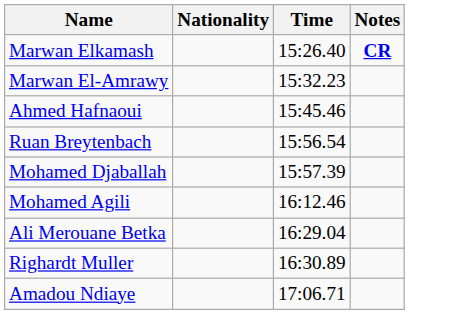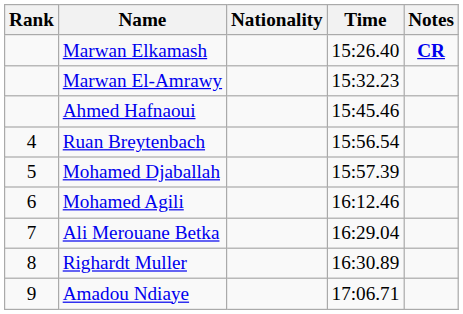+ column: (31, 19)
